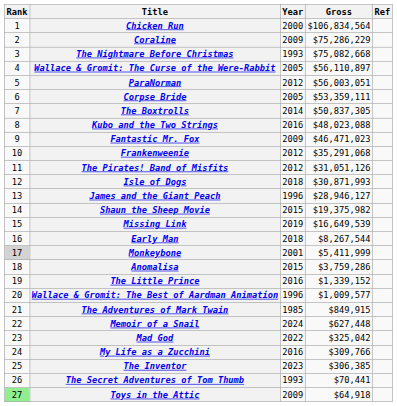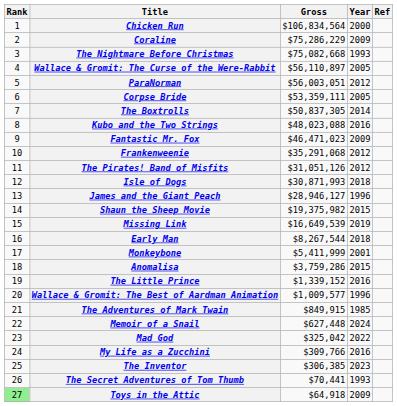columns swapped: (339, 11) <-> (293, 11)
(17, 253) lightgrey background -> (17, 253) no background
